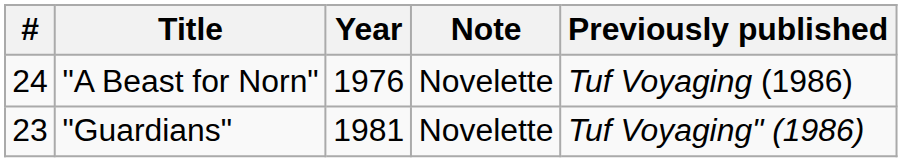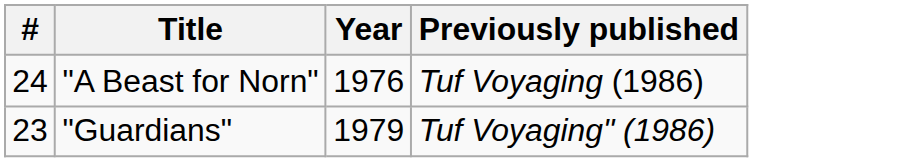- column: (486, 29)
(369, 130) 1981 -> (369, 130) 1979
